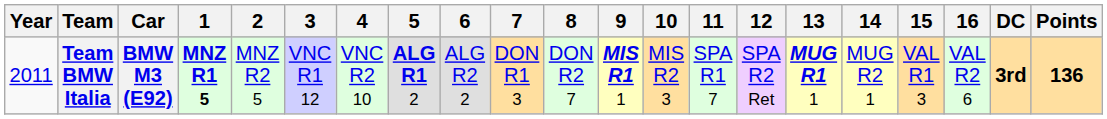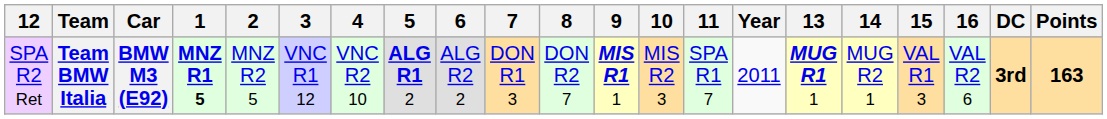columns swapped: (31, 21) <-> (761, 21)
(1067, 75) 136 -> (1067, 75) 163
